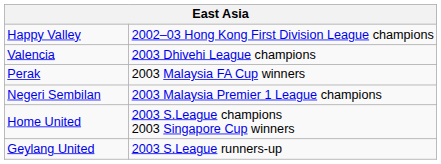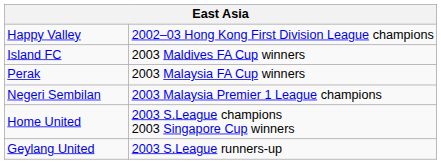- row: (31, 54)
+ row: (34, 54)
